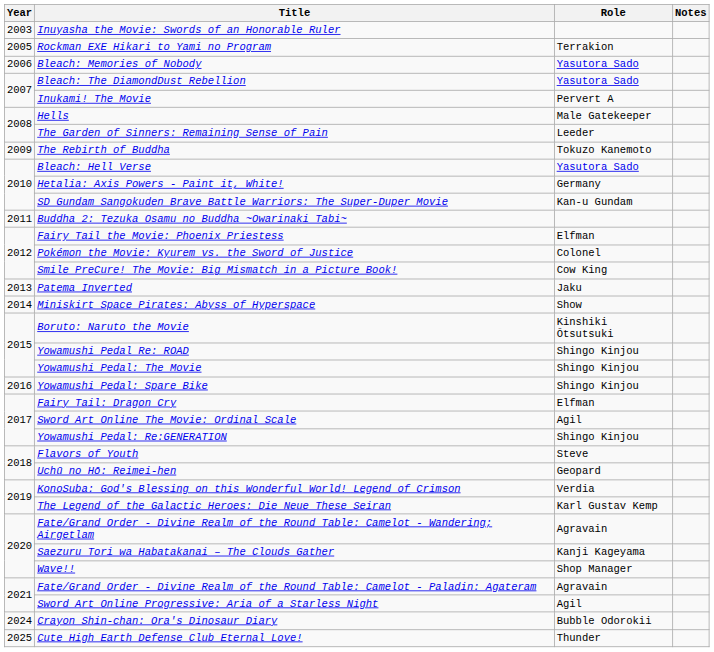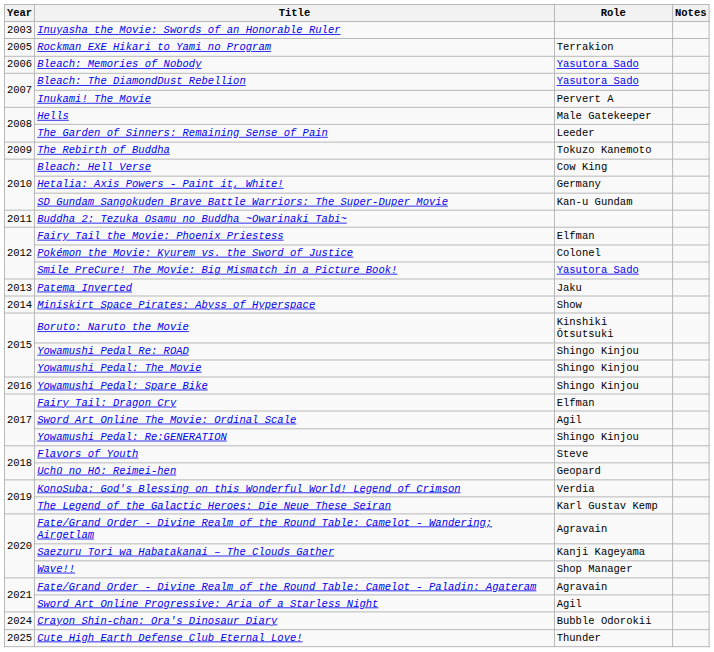(598, 167) Yasutora Sado -> (582, 167) Cow King
(582, 270) Cow King -> (598, 270) Yasutora Sado
